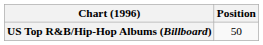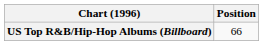(236, 31) 50 -> (236, 31) 66
